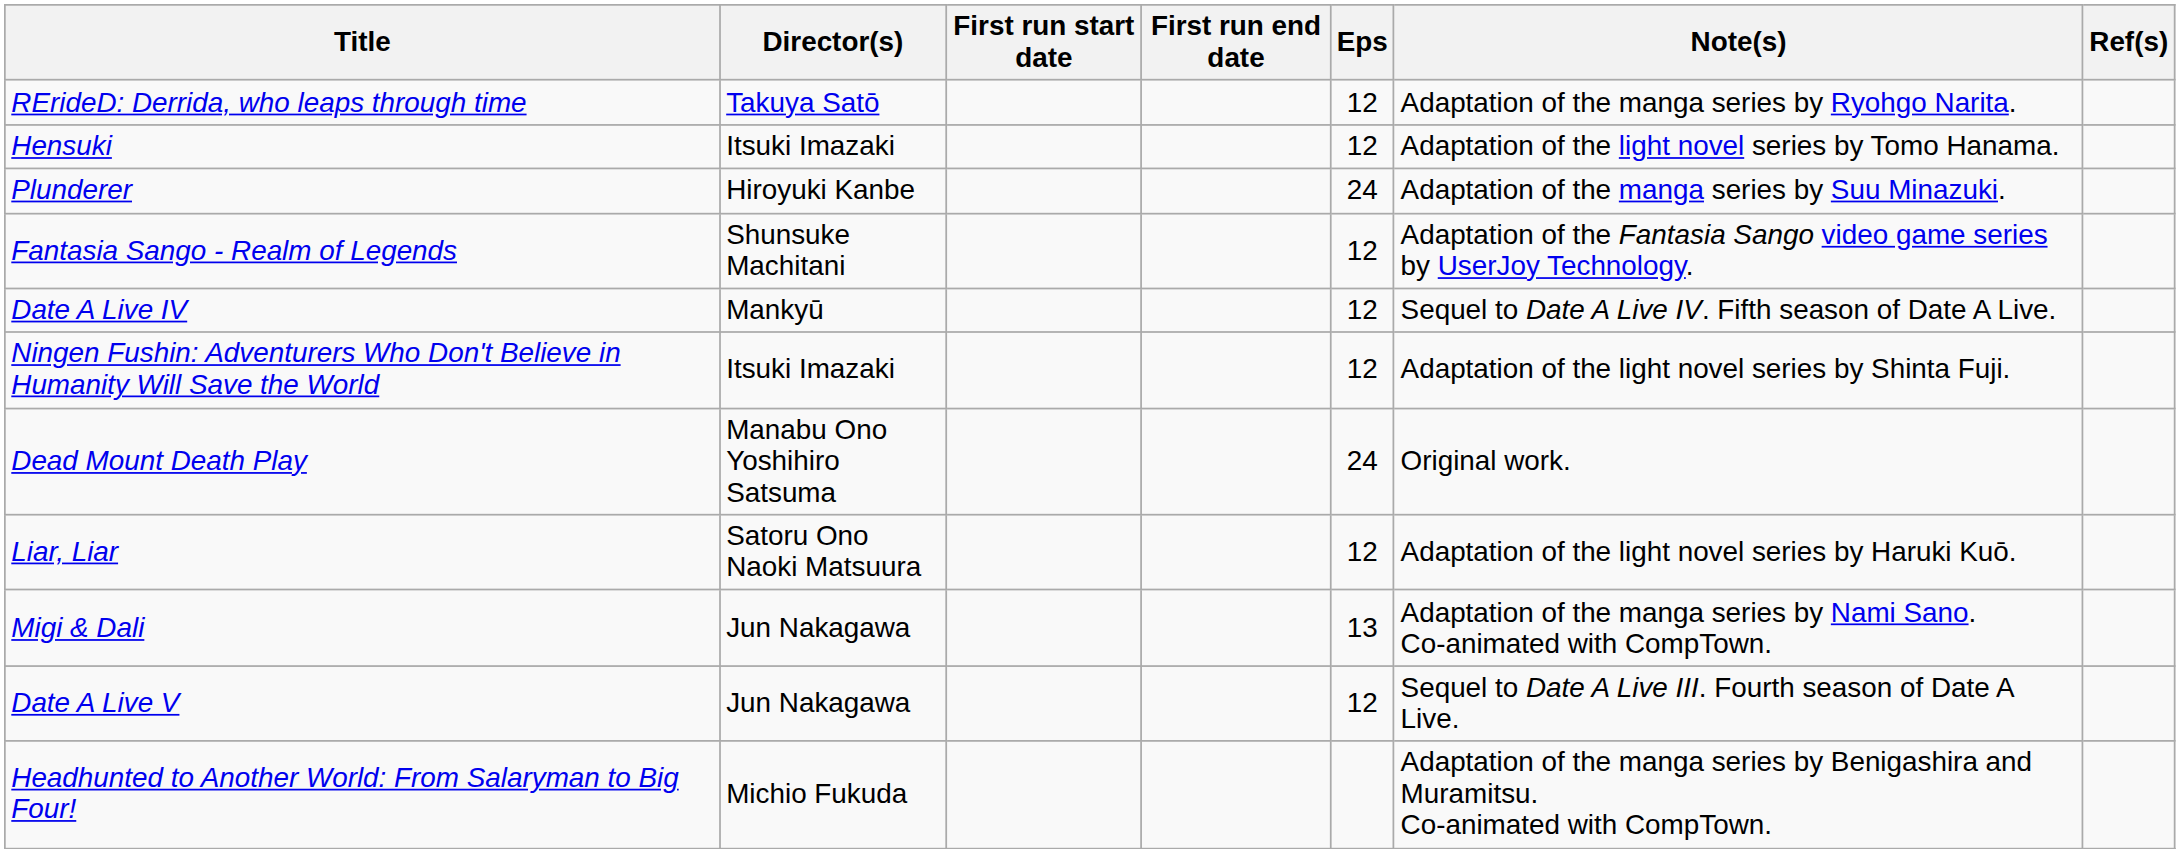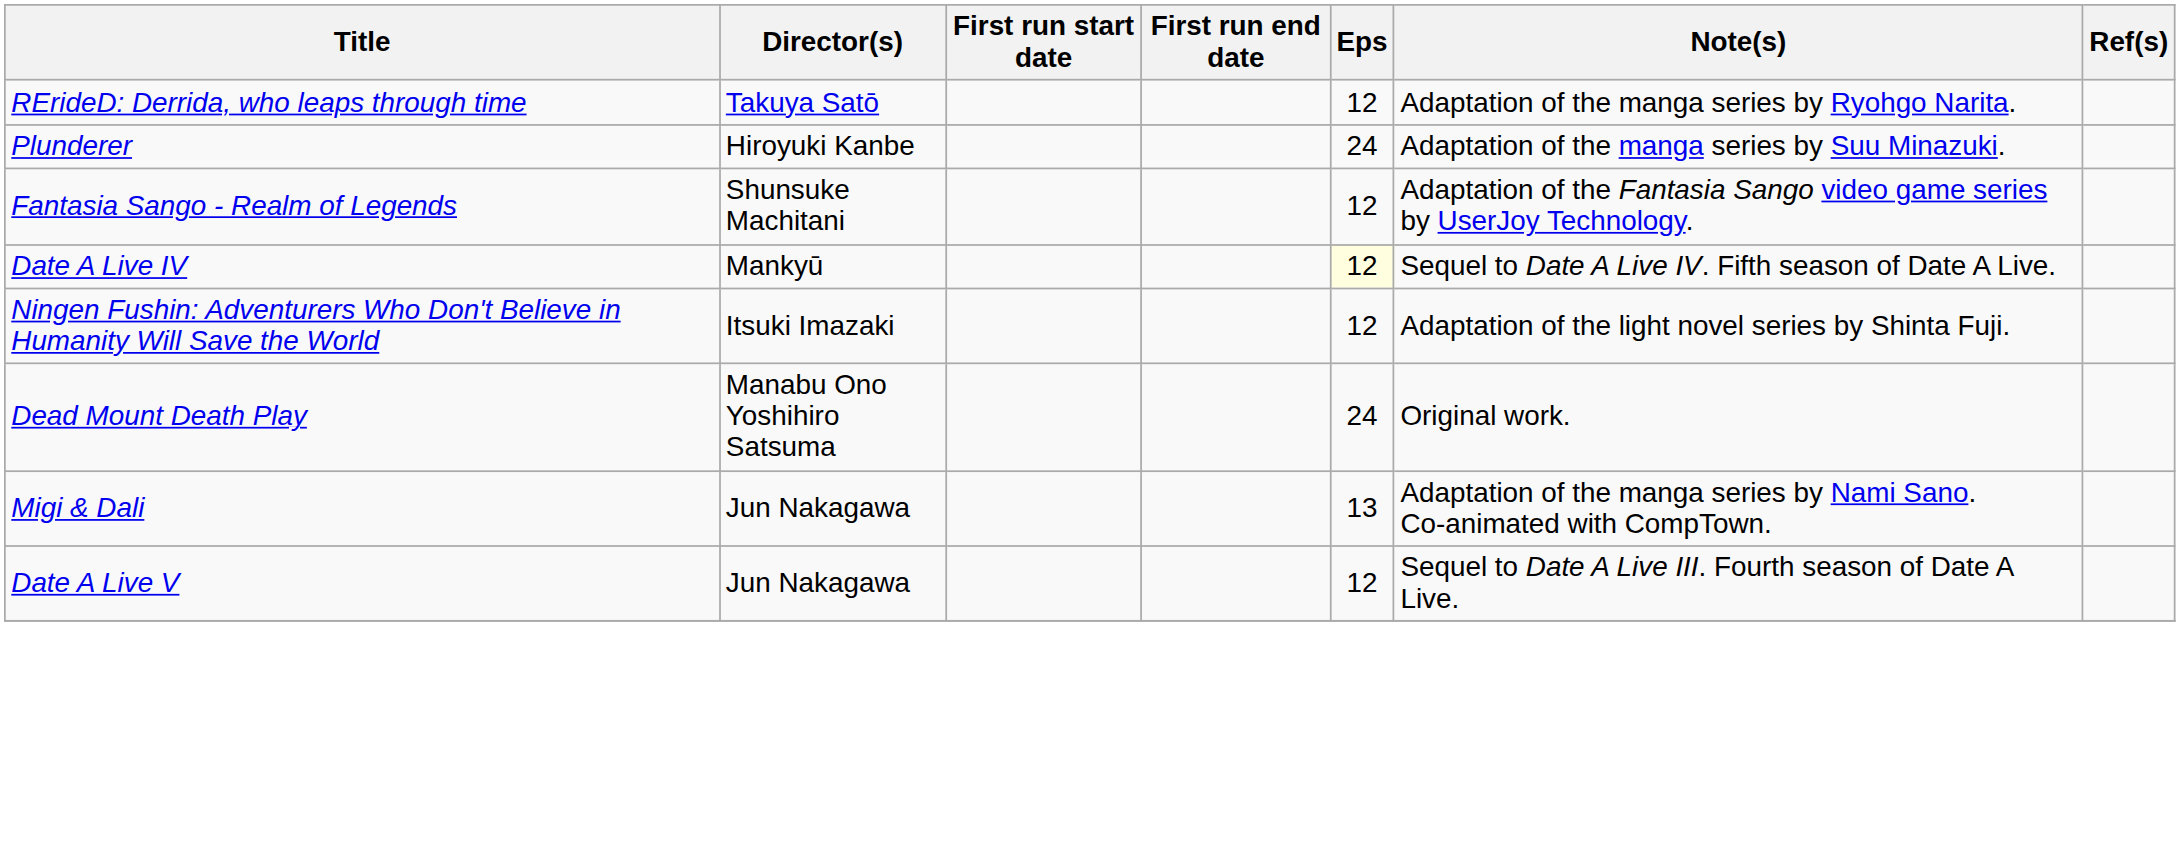- row: (62, 146)
(1362, 309) no background -> (1362, 265) lightyellow background
- row: (65, 552)
- row: (345, 794)
